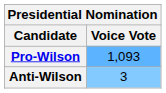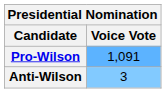(124, 56) 1,093 -> (124, 56) 1,091
